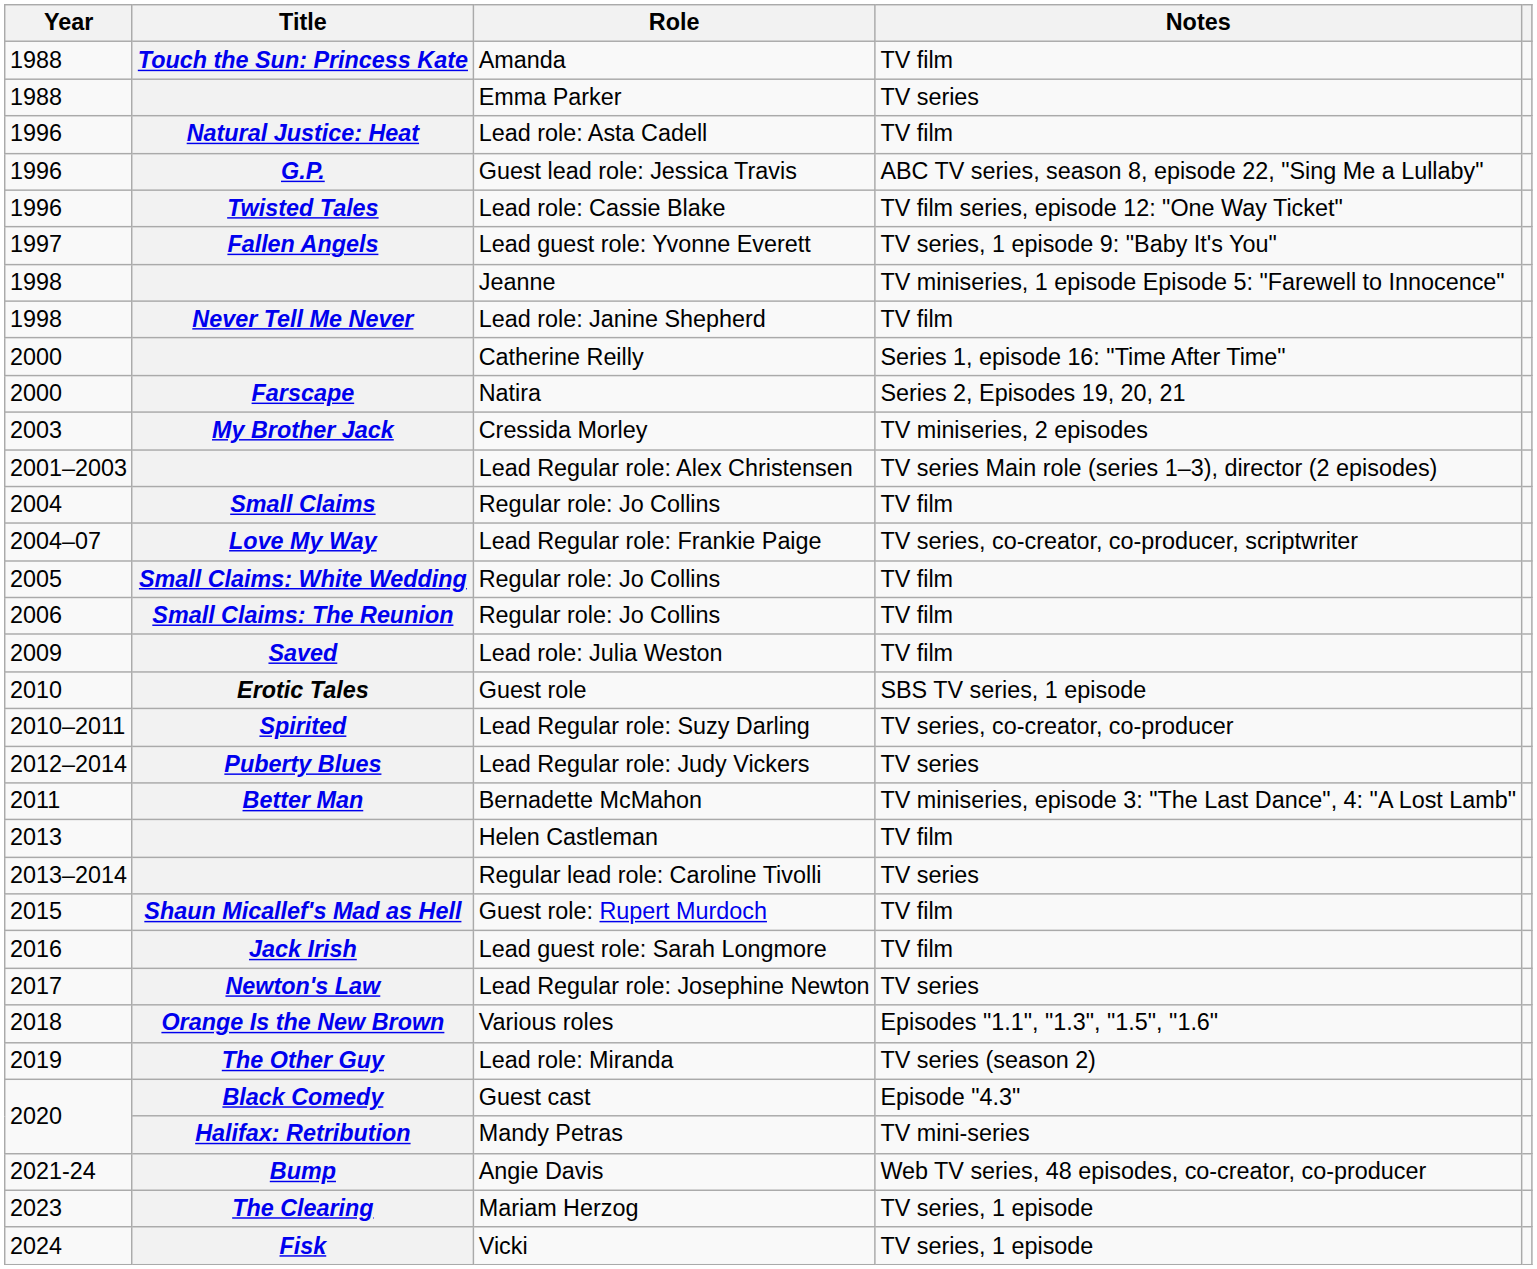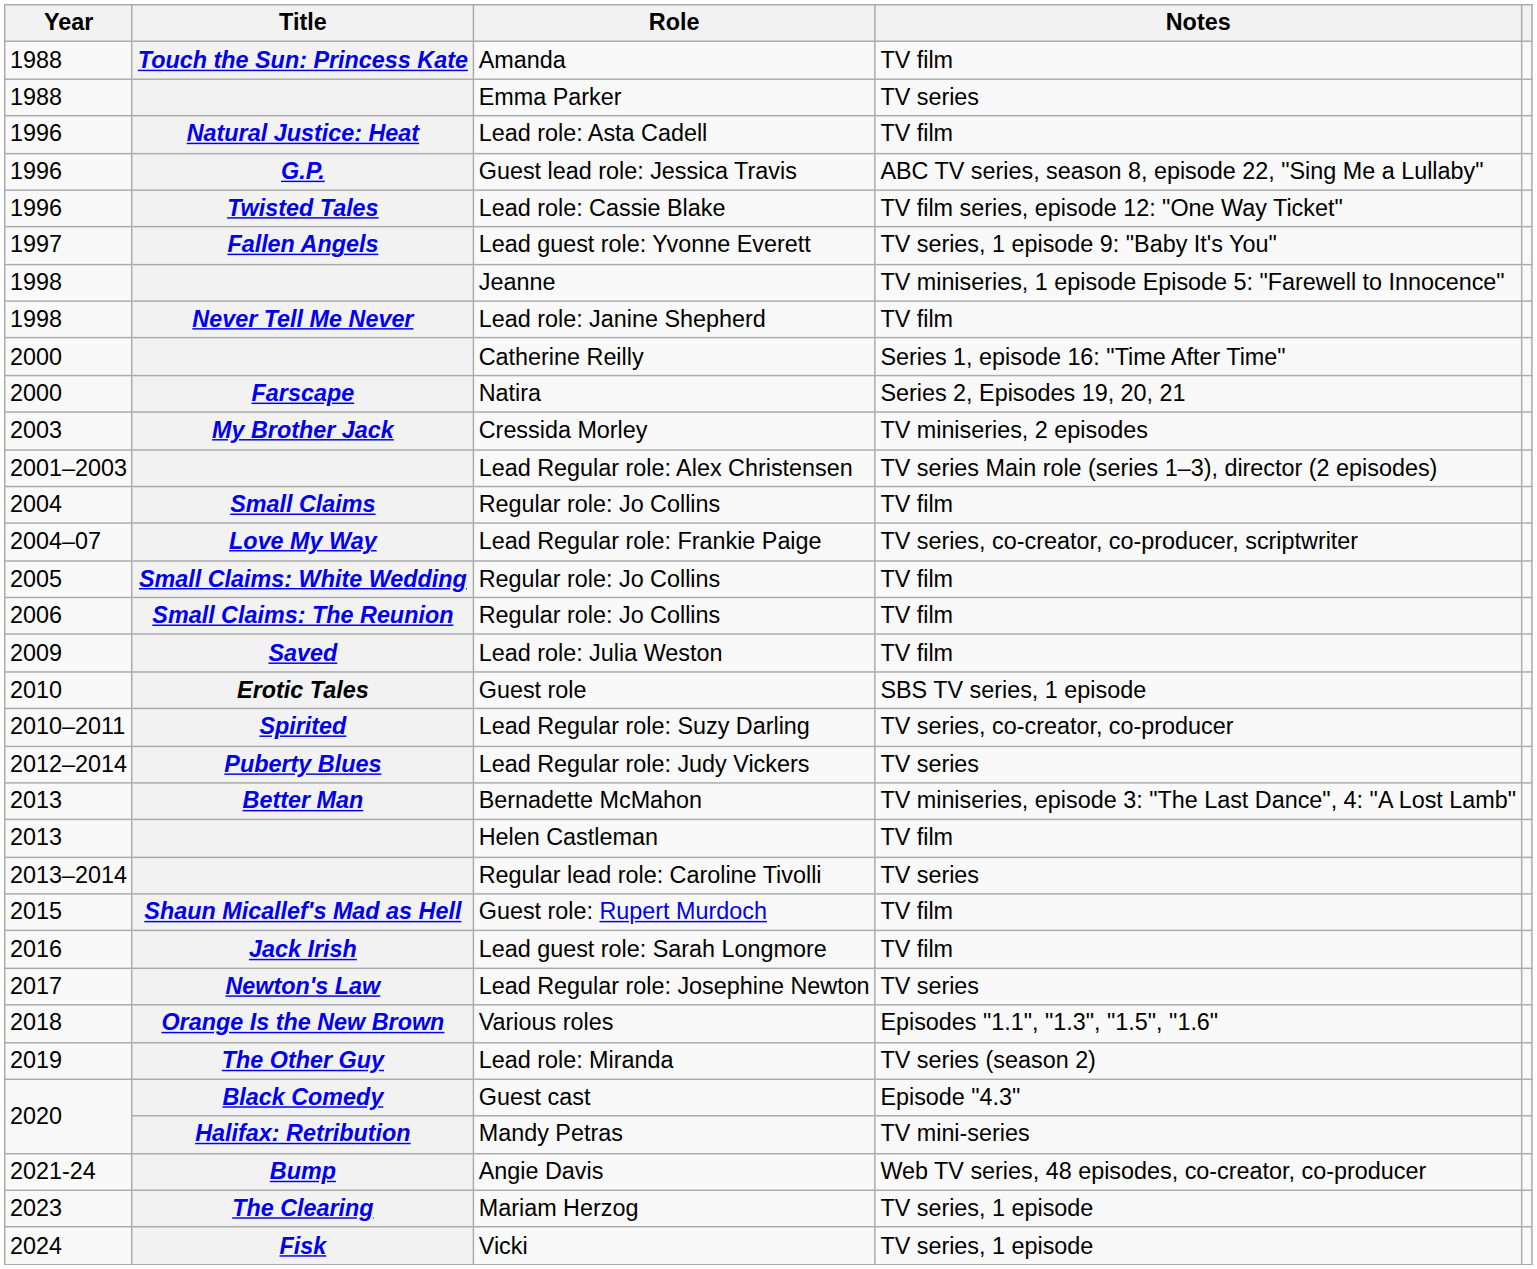(35, 801) 2011 -> (36, 801) 2013
